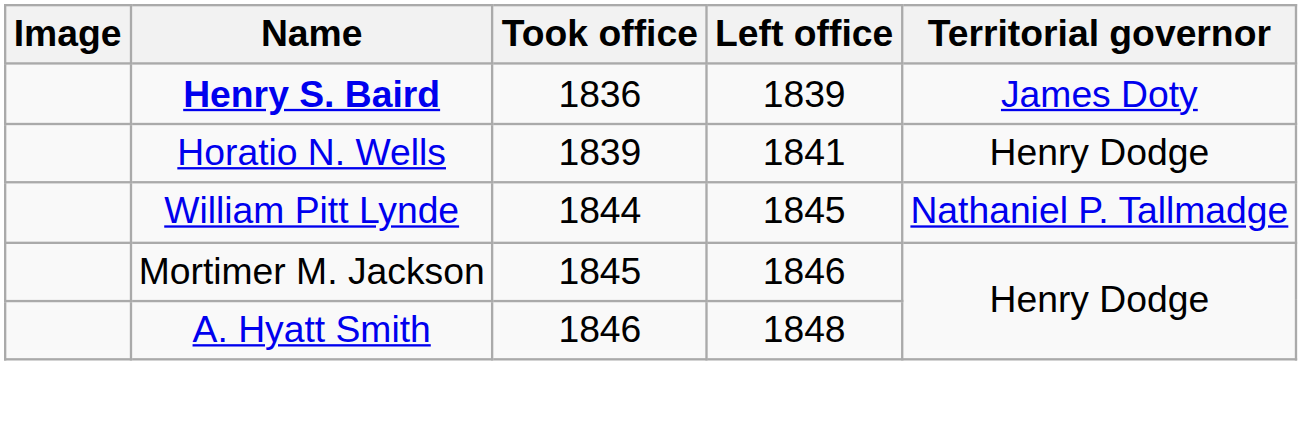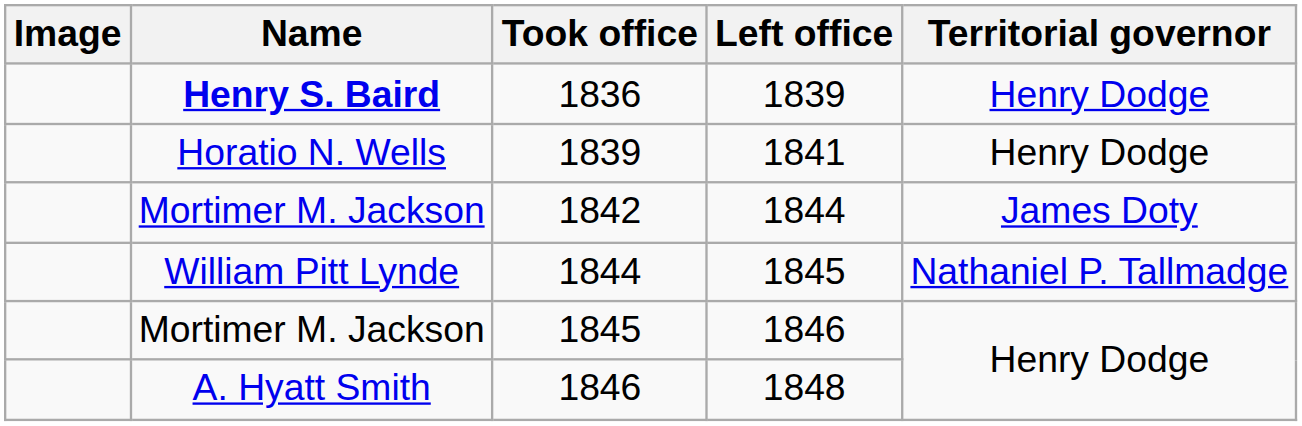(1099, 93) James Doty -> (1099, 93) Henry Dodge
+ row: (600, 211)
